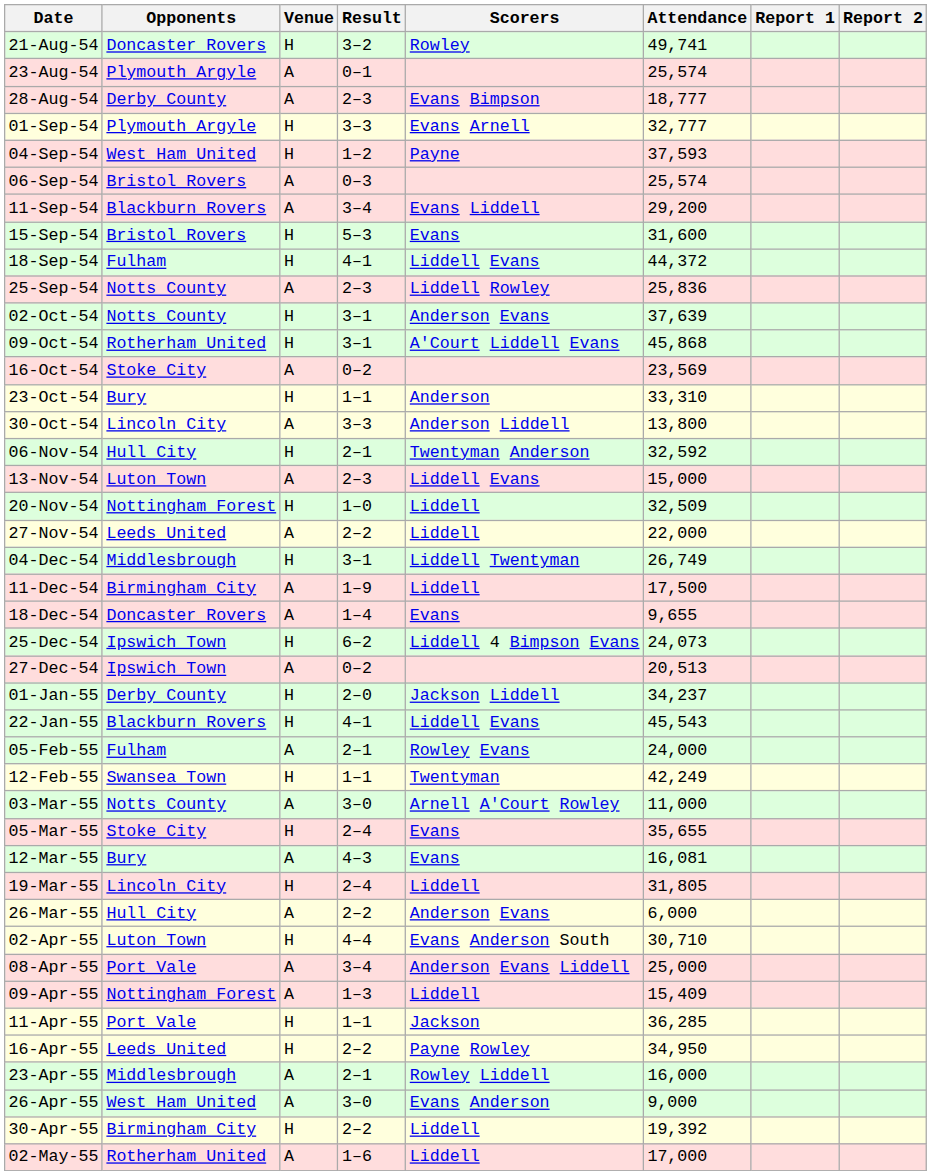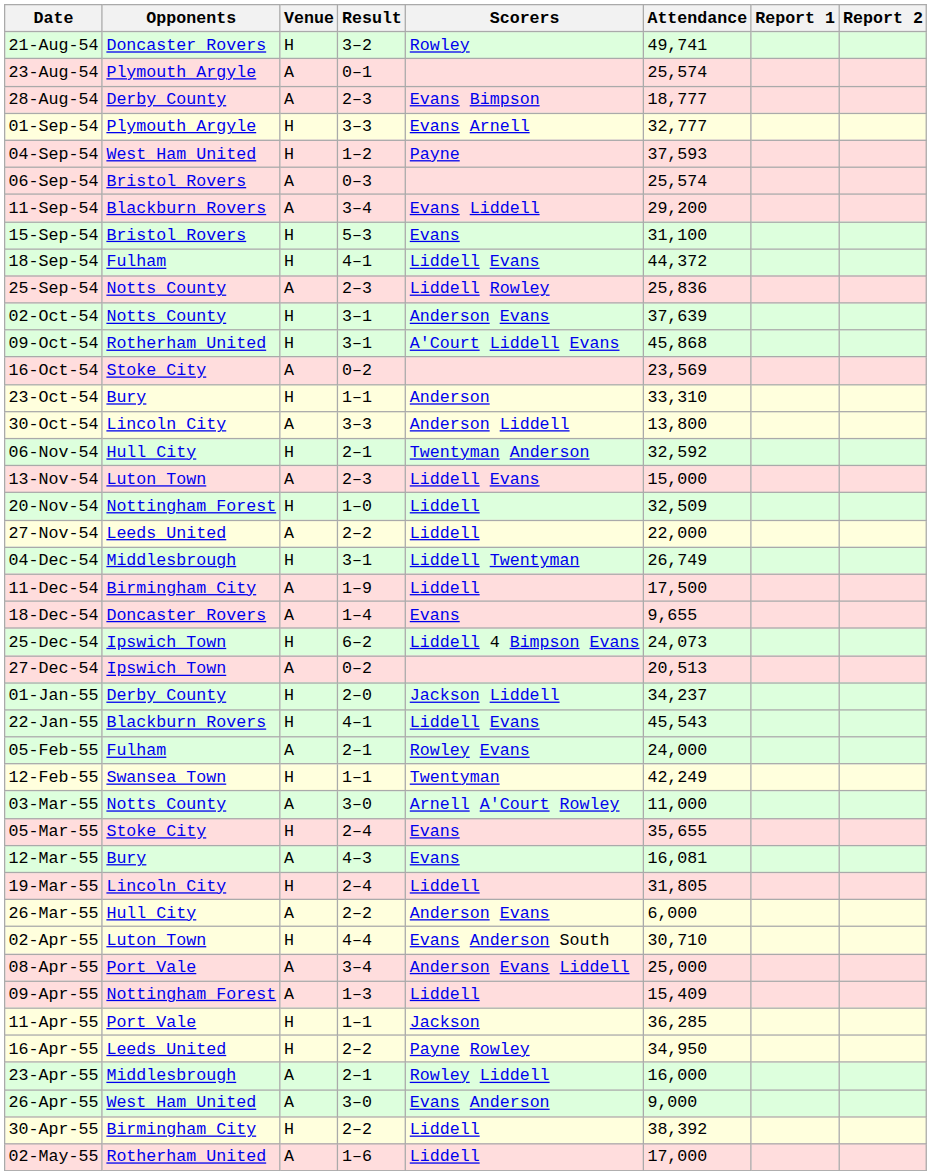(677, 235) 31,600 -> (677, 235) 31,100
(677, 1130) 19,392 -> (677, 1130) 38,392
